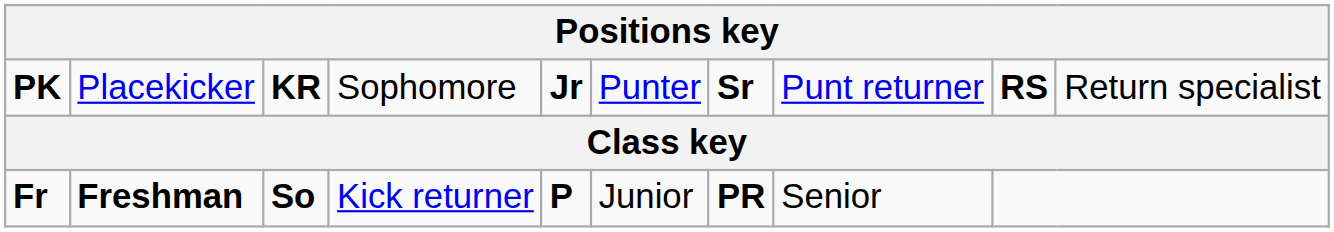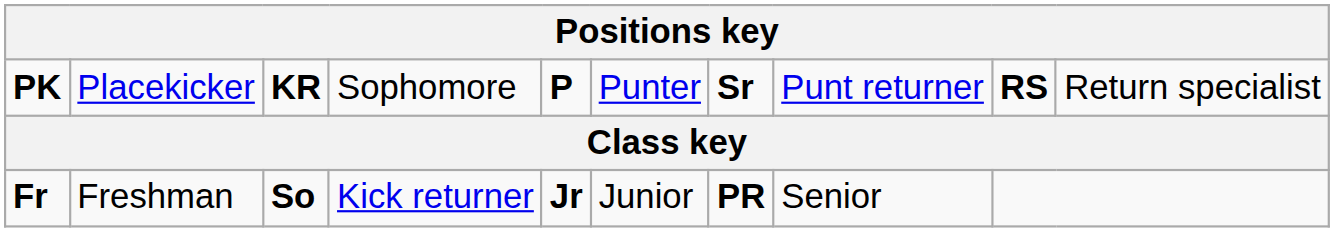(566, 87) Jr -> (561, 87) P
(160, 197) bold -> (155, 197) normal
(561, 197) P -> (566, 197) Jr
